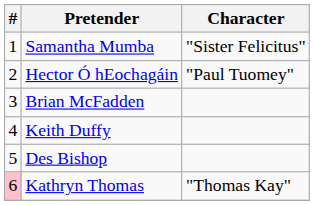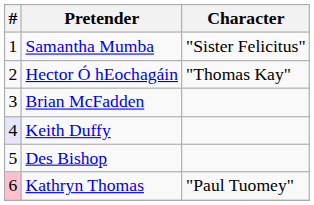(240, 74) "Paul Tuomey" -> (238, 74) "Thomas Kay"
(13, 130) no background -> (13, 130) lavender background
(238, 185) "Thomas Kay" -> (240, 185) "Paul Tuomey"
